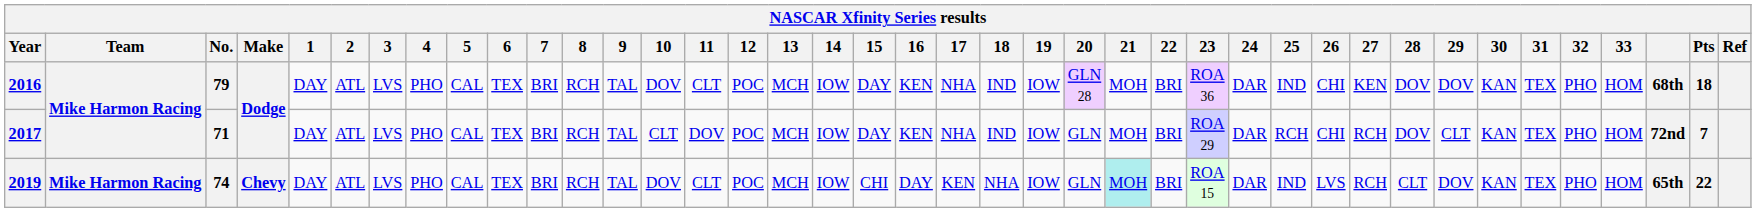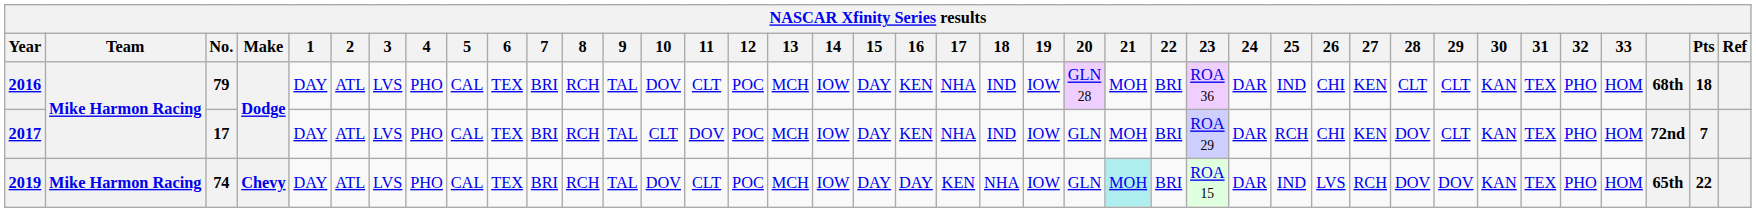(1413, 85) DOV -> (1413, 85) CLT
(1456, 85) DOV -> (1456, 85) CLT
(221, 134) 71 -> (221, 134) 17
(1370, 134) RCH -> (1370, 134) KEN
(874, 182) CHI -> (874, 182) DAY
(1413, 182) CLT -> (1413, 182) DOV
